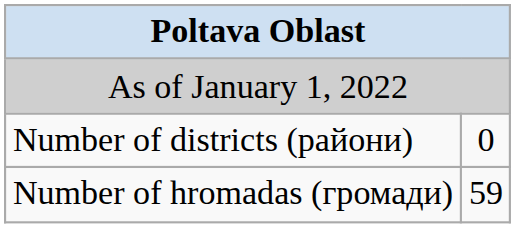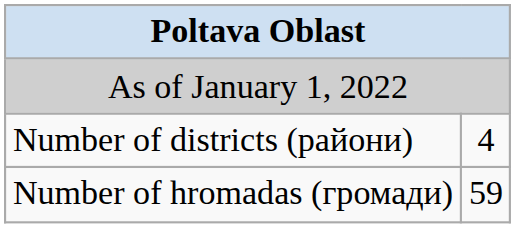(486, 139) 0 -> (486, 139) 4
